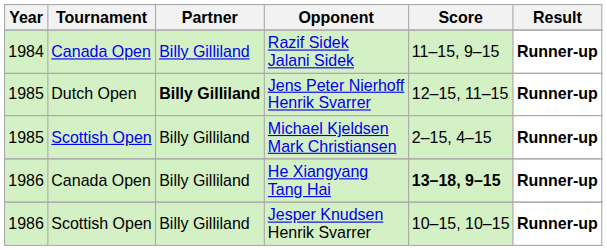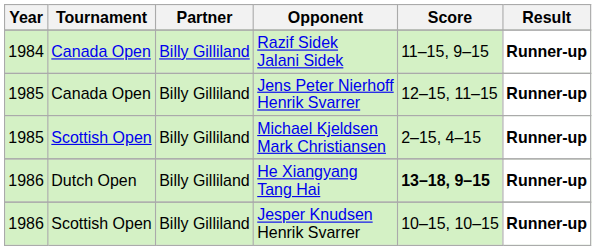(94, 95) Dutch Open -> (101, 95) Canada Open
(210, 95) bold -> (204, 95) normal
(101, 181) Canada Open -> (94, 181) Dutch Open
